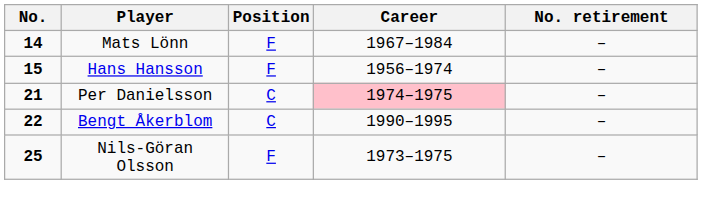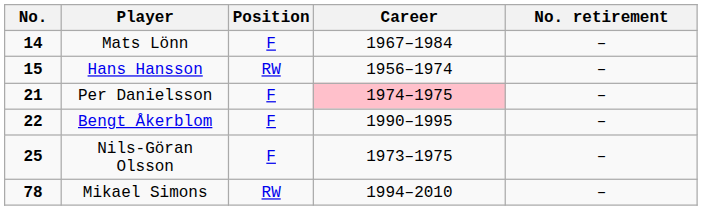(271, 70) F -> (271, 70) RW
(271, 96) C -> (271, 96) F
(271, 122) C -> (271, 122) F
+ row: (145, 192)
